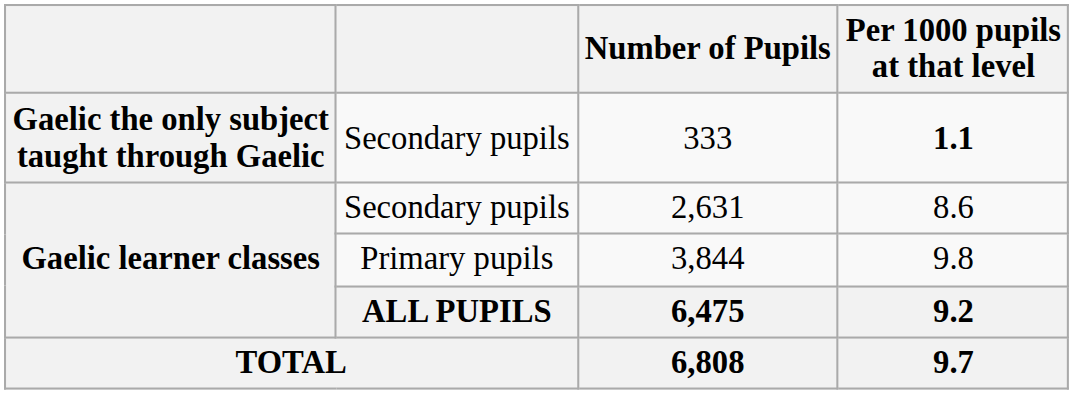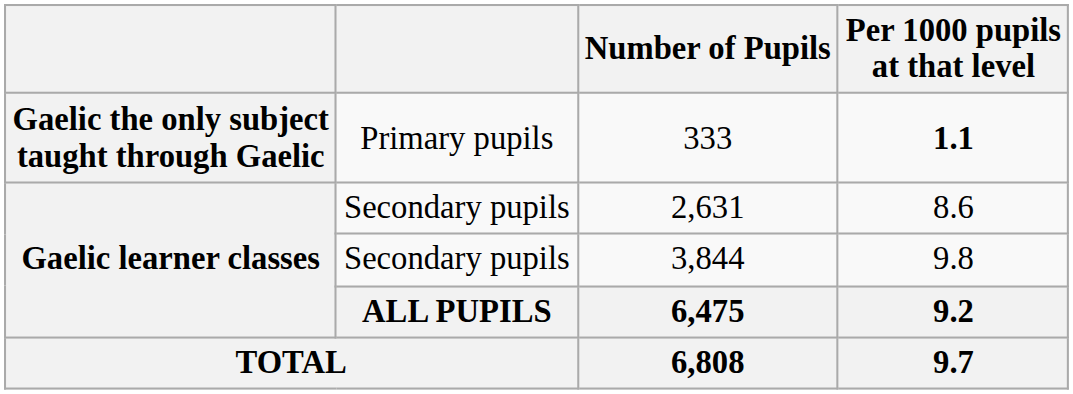(457, 137) Secondary pupils -> (457, 137) Primary pupils
(457, 259) Primary pupils -> (457, 259) Secondary pupils
